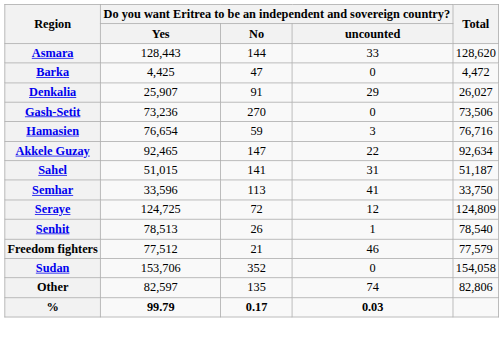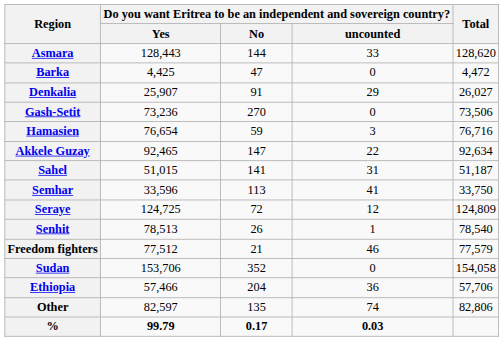+ row: (53, 287)
